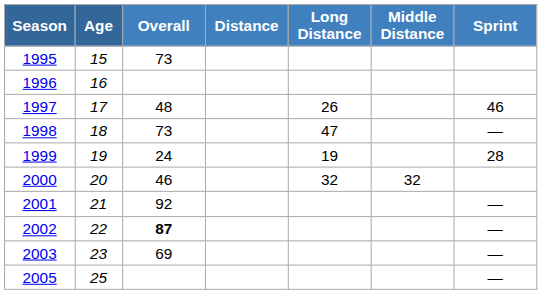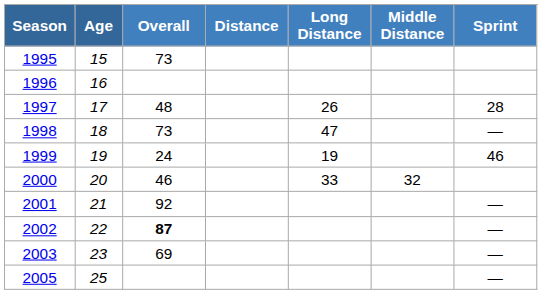(495, 107) 46 -> (495, 107) 28
(495, 156) 28 -> (495, 156) 46
(329, 180) 32 -> (329, 180) 33
